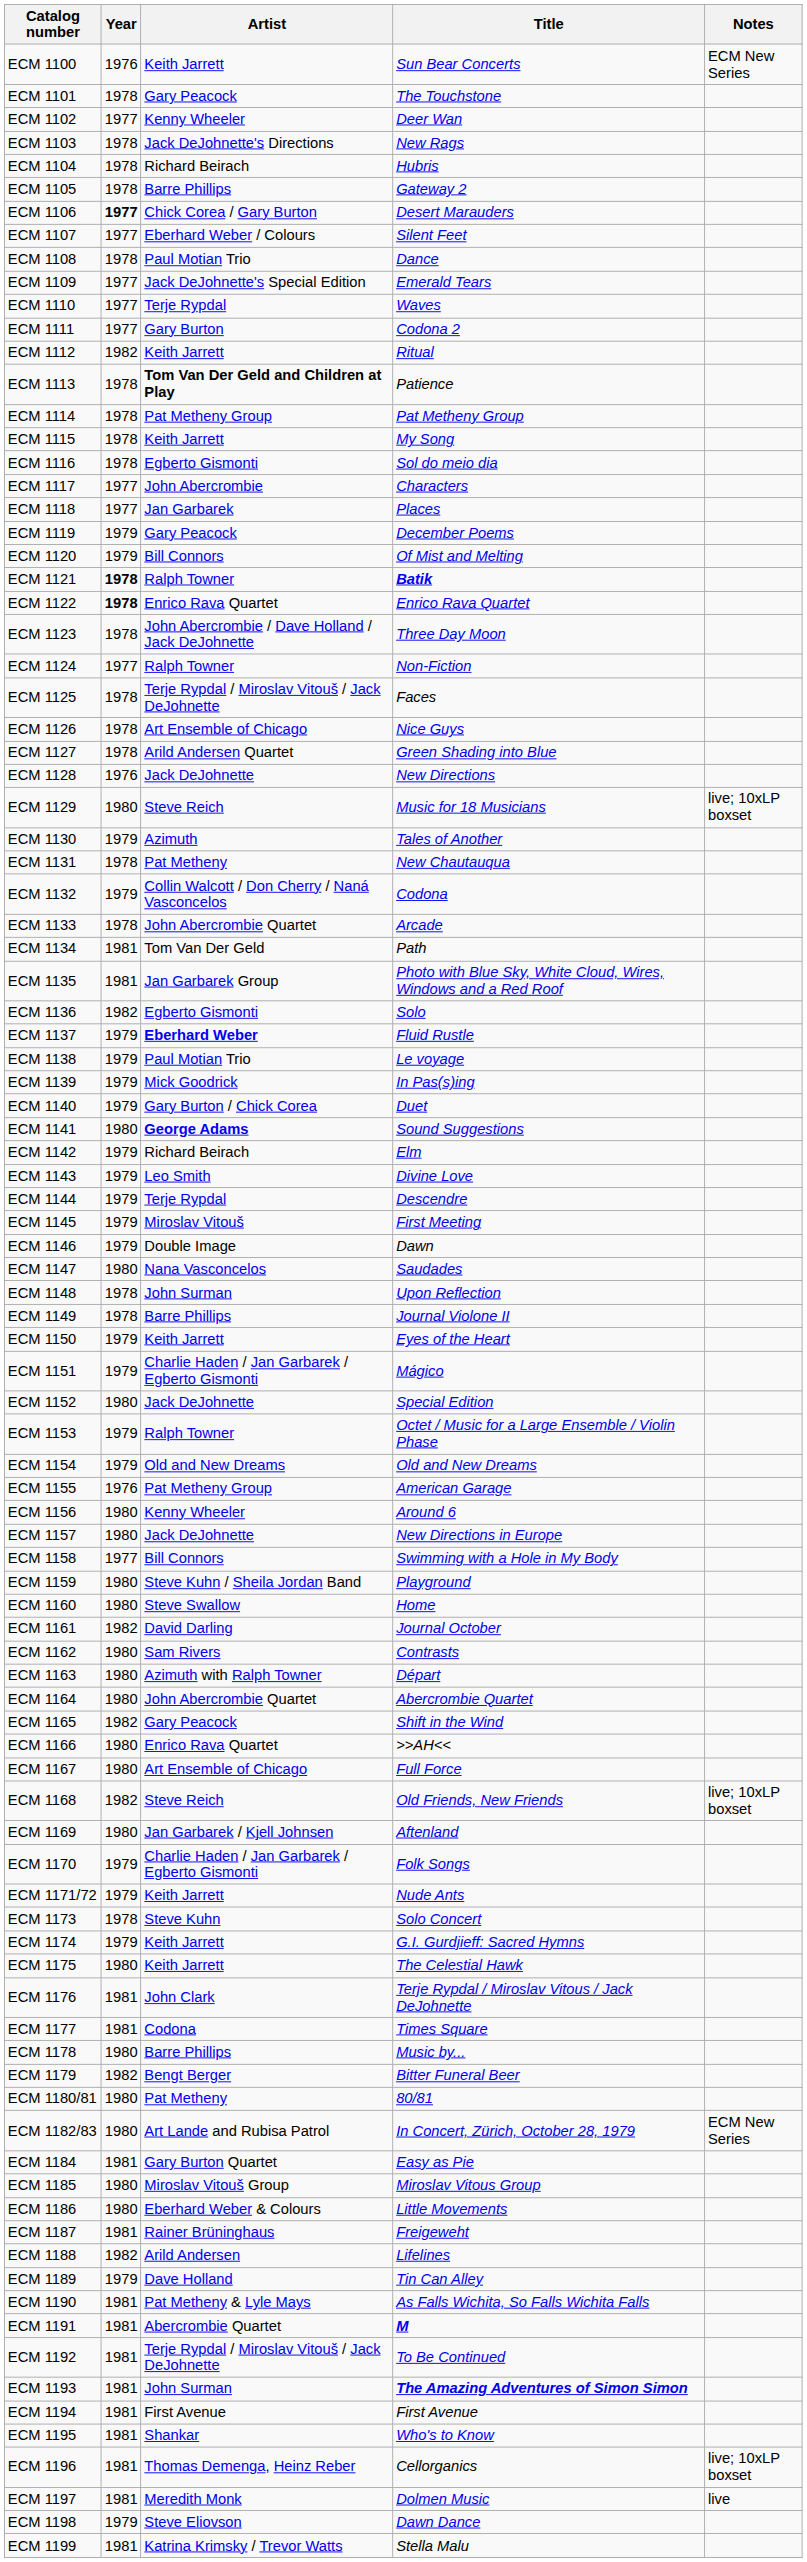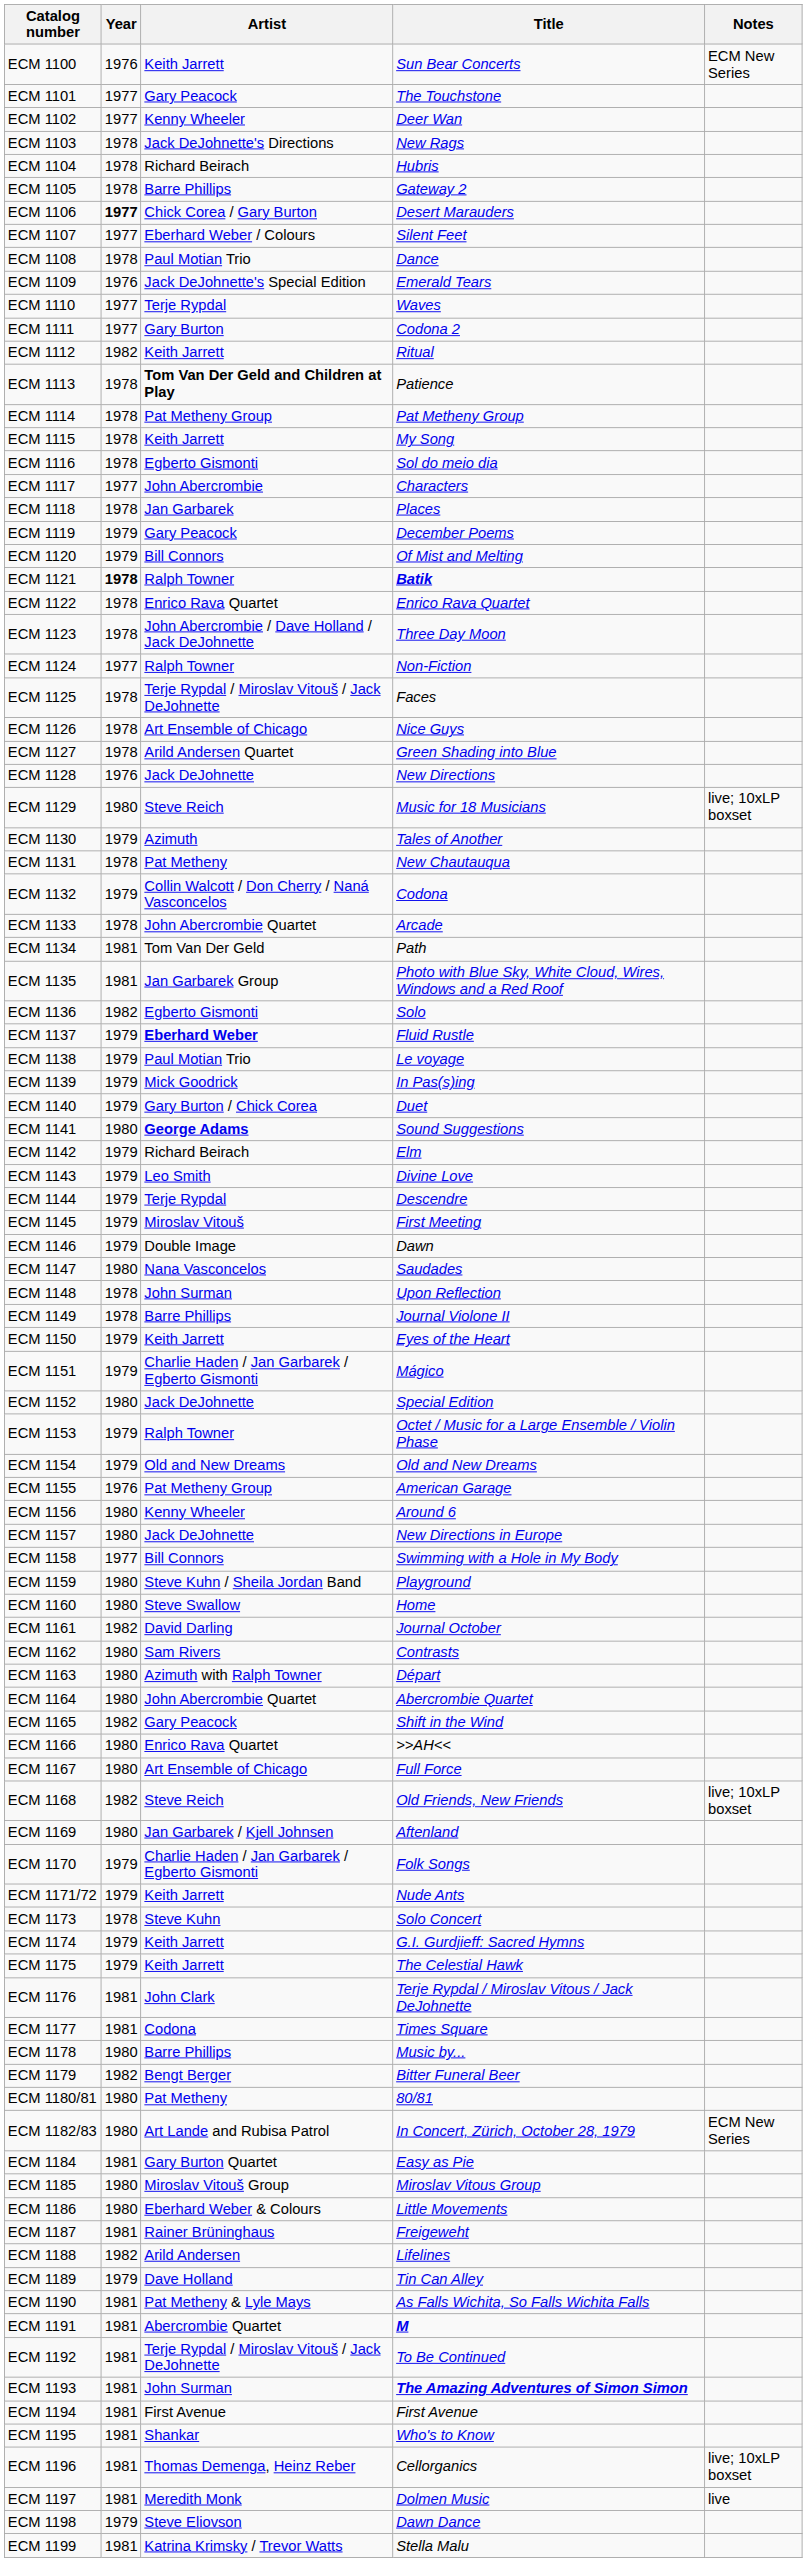(121, 95) 1978 -> (121, 95) 1977
(121, 282) 1977 -> (121, 282) 1976
(121, 509) 1977 -> (121, 509) 1978
(121, 602) bold -> (121, 602) normal
(121, 1965) 1980 -> (121, 1965) 1979
